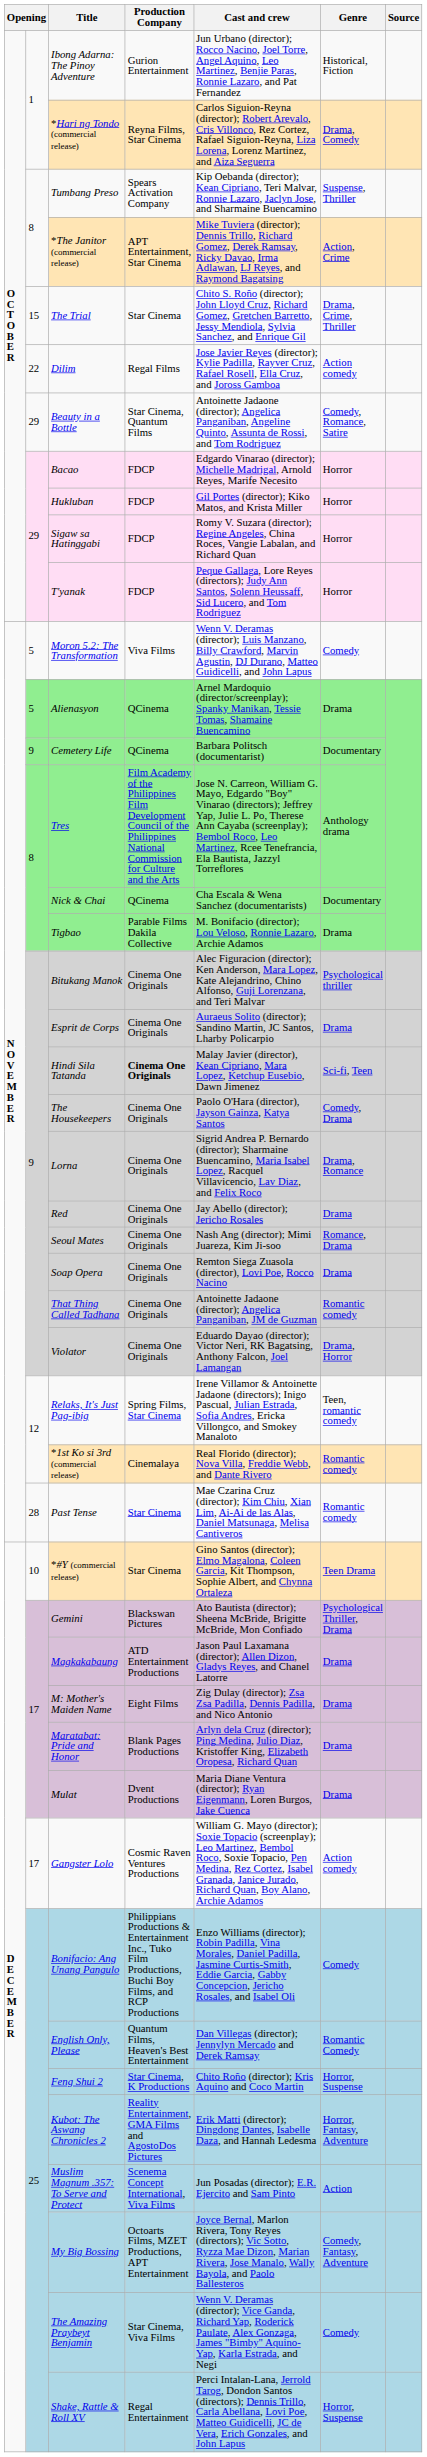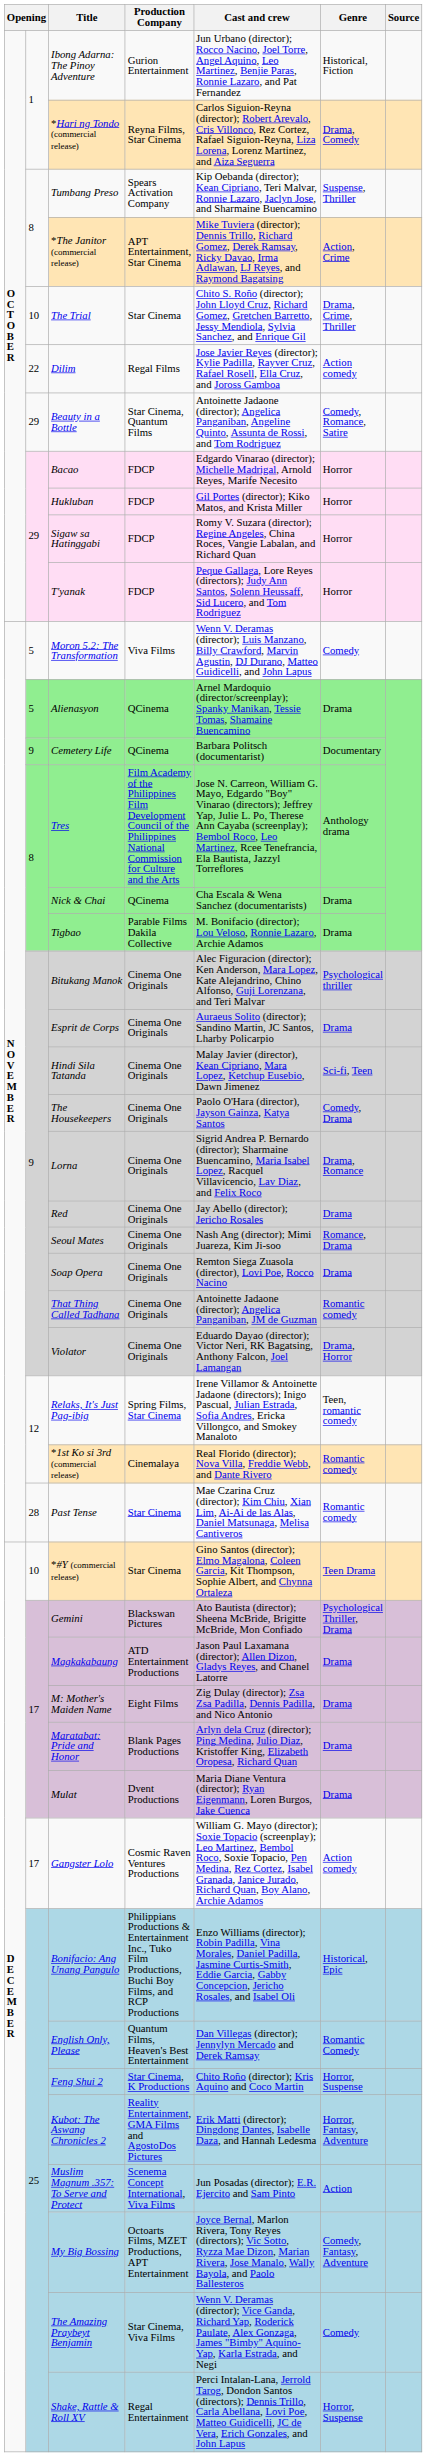(34, 315) 15 -> (34, 315) 10
(352, 900) Documentary -> (337, 900) Drama
(156, 1070) bold -> (155, 1070) normal
(341, 1964) Comedy -> (345, 1964) Historical, Epic
